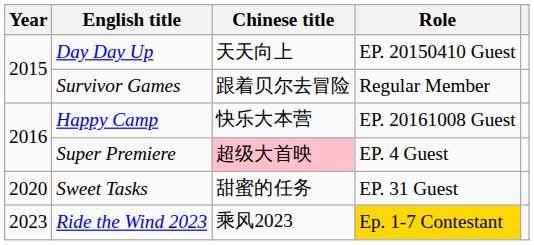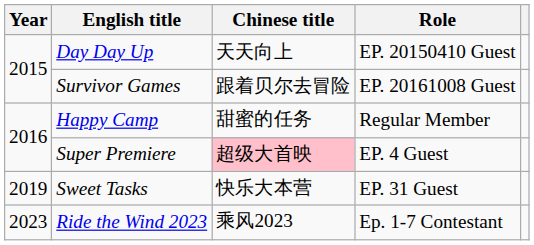(425, 86) Regular Member -> (437, 86) EP. 20161008 Guest
(264, 119) 快乐大本营 -> (264, 119) 甜蜜的任务
(437, 120) EP. 20161008 Guest -> (425, 120) Regular Member
(28, 188) 2020 -> (28, 188) 2019
(264, 187) 甜蜜的任务 -> (264, 187) 快乐大本营
(431, 222) gold background -> (431, 222) no background
